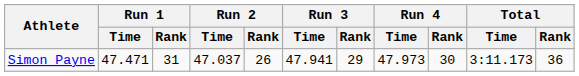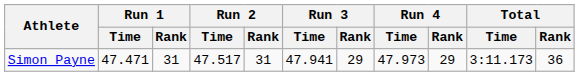(217, 60) 47.037 -> (217, 60) 47.517
(263, 60) 26 -> (263, 60) 31
(447, 60) 30 -> (447, 60) 29
